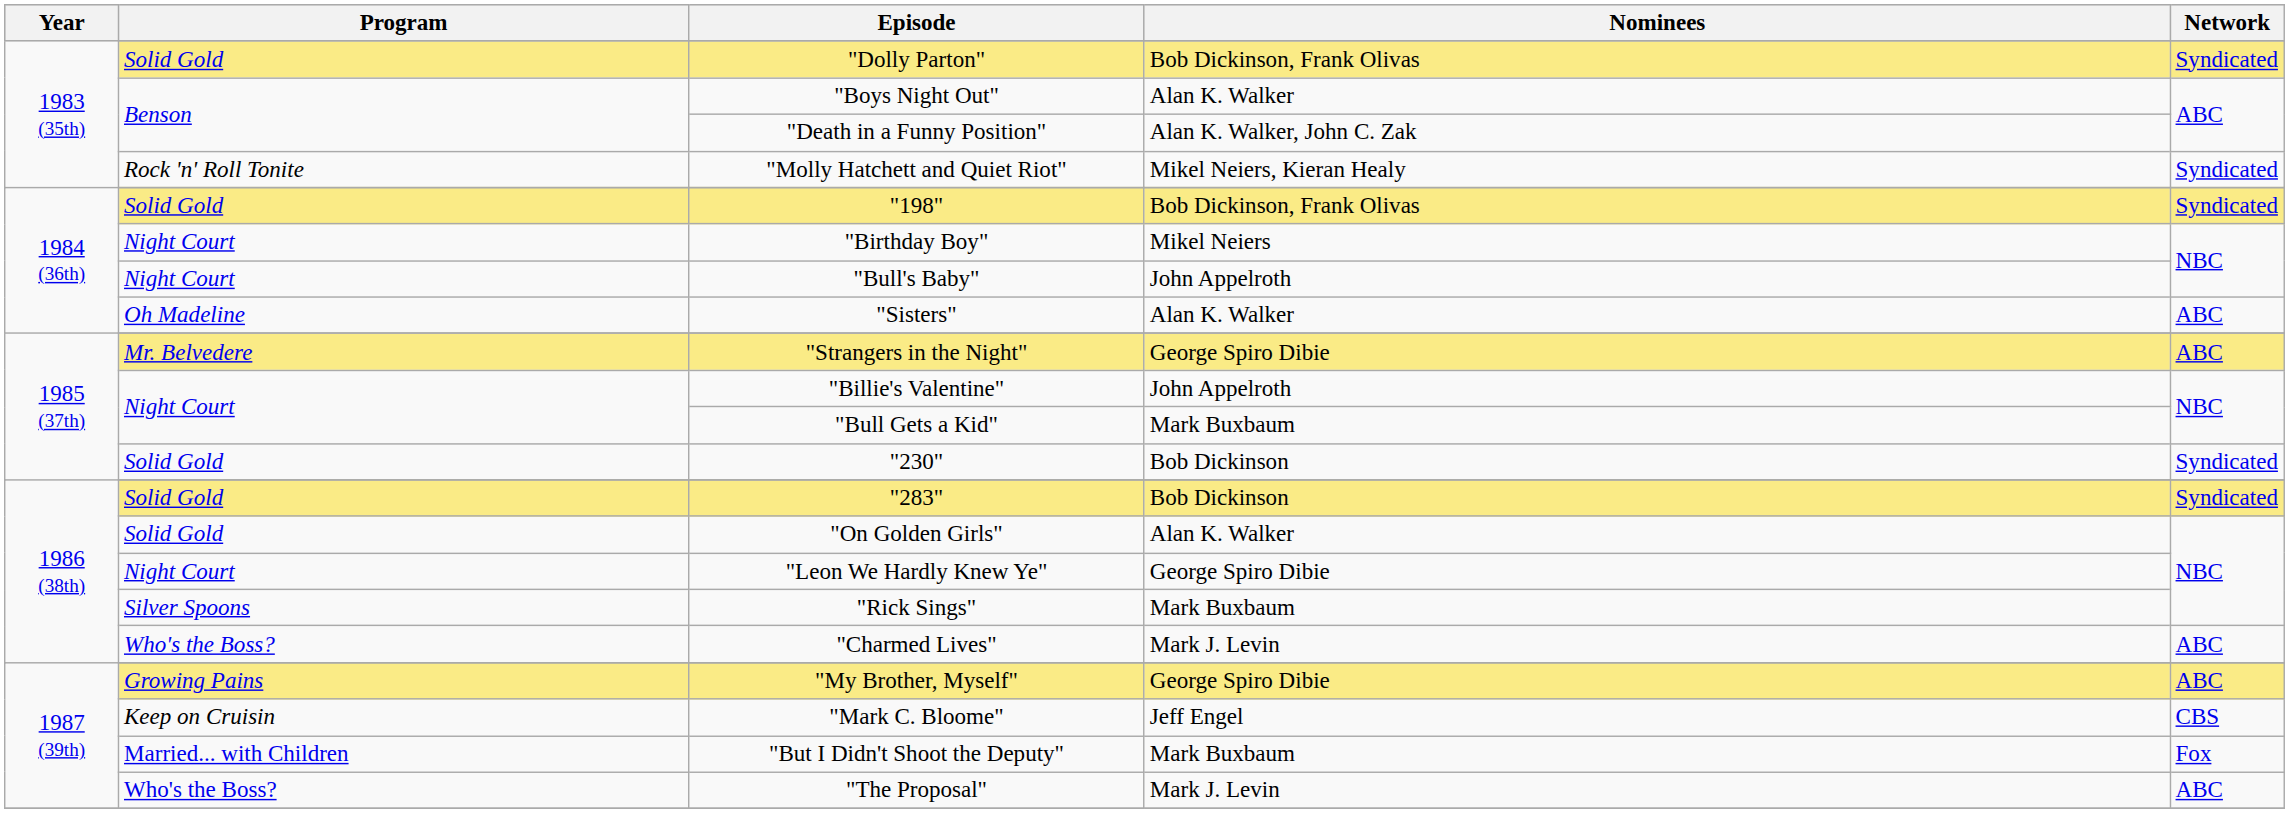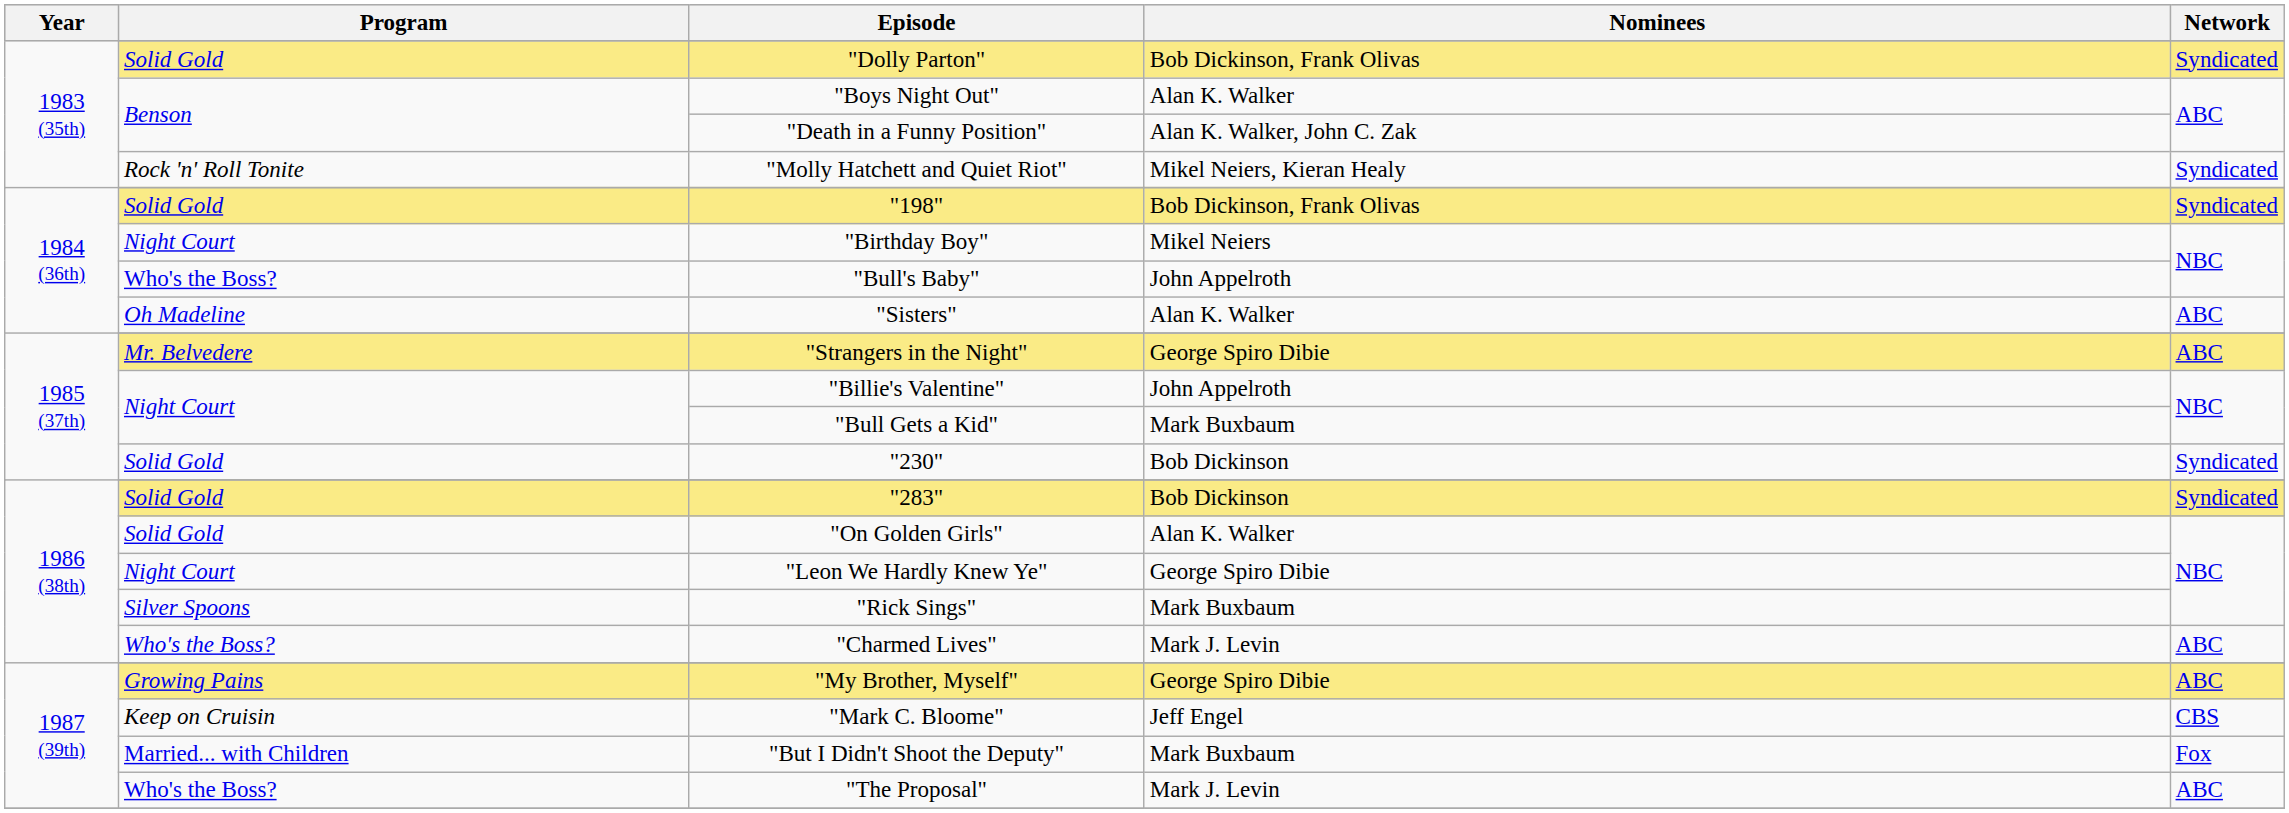(179, 278) Night Court -> (200, 278) Who's the Boss?
